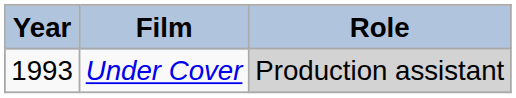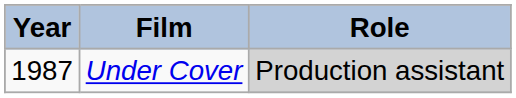(42, 71) 1993 -> (42, 71) 1987
